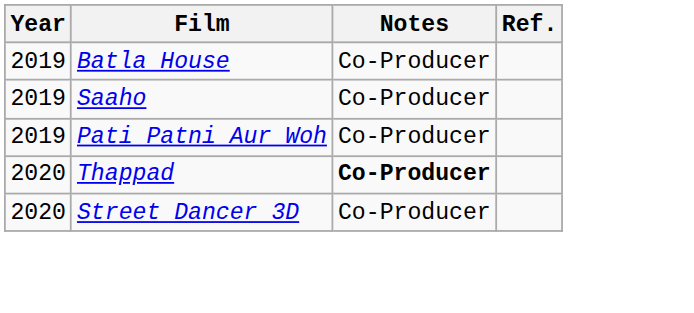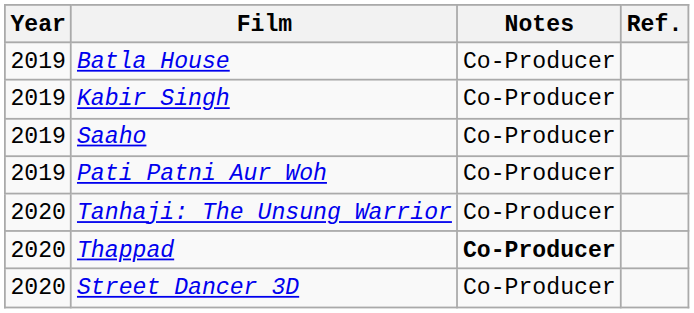+ row: (153, 99)
+ row: (264, 212)
